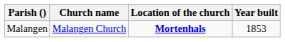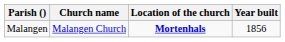(256, 28) 1853 -> (256, 28) 1856
